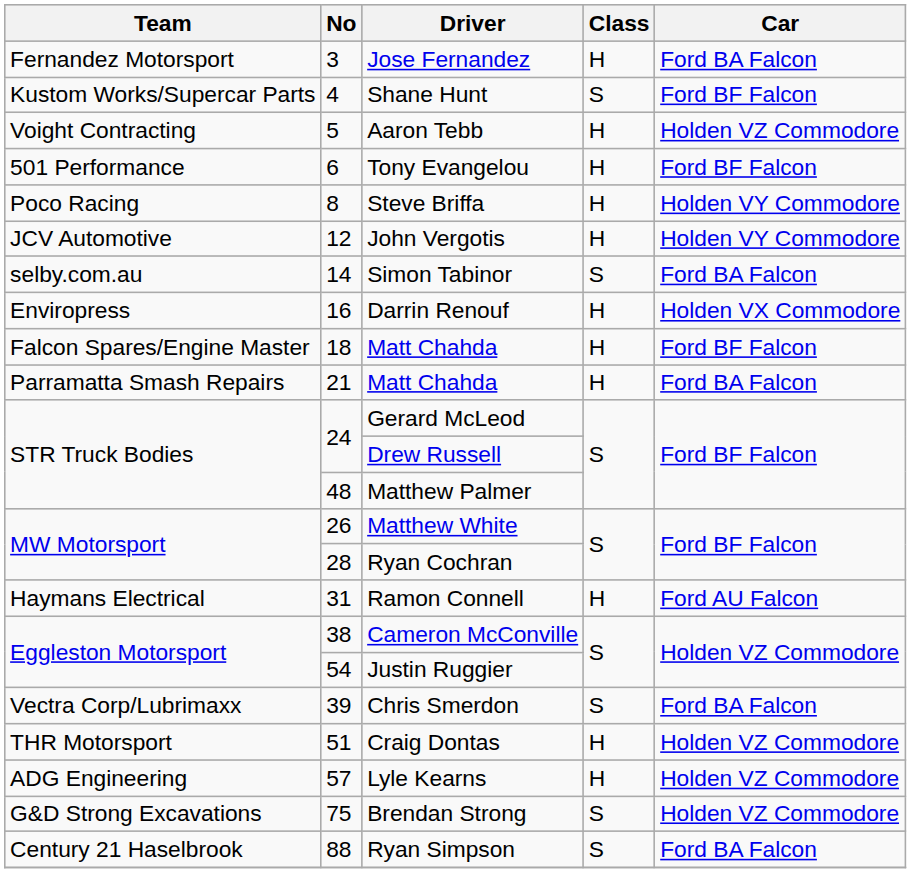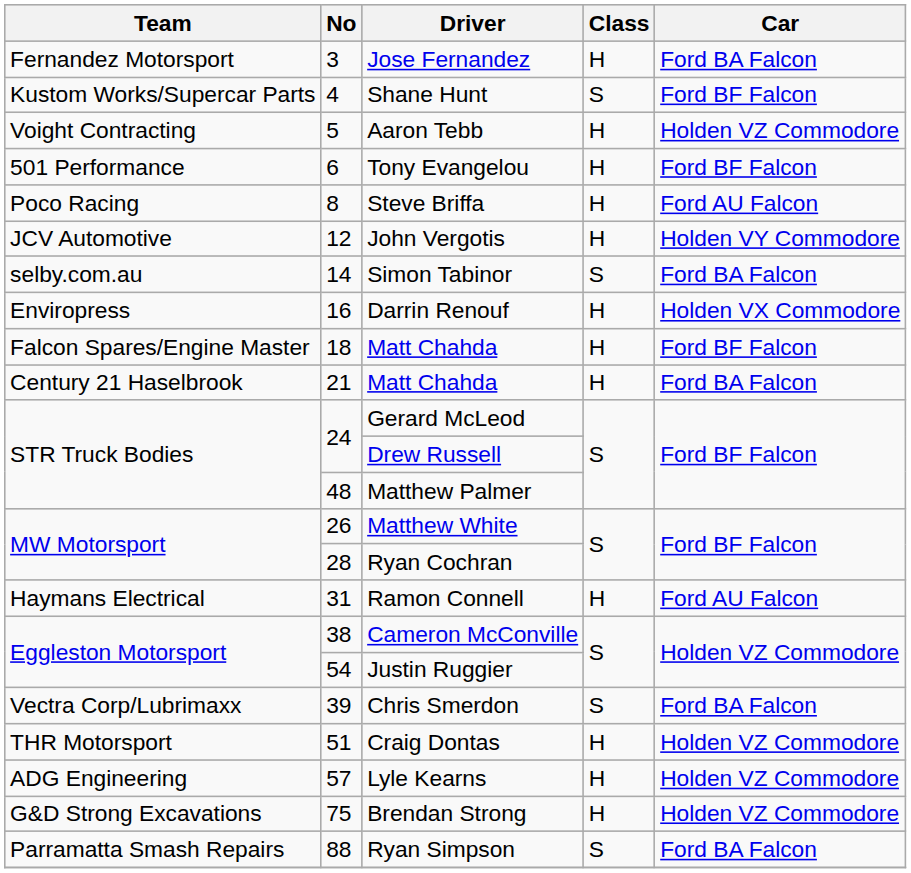(780, 203) Holden VY Commodore -> (739, 203) Ford AU Falcon
(147, 383) Parramatta Smash Repairs -> (126, 383) Century 21 Haselbrook
(596, 814) S -> (597, 814) H
(126, 850) Century 21 Haselbrook -> (147, 850) Parramatta Smash Repairs
